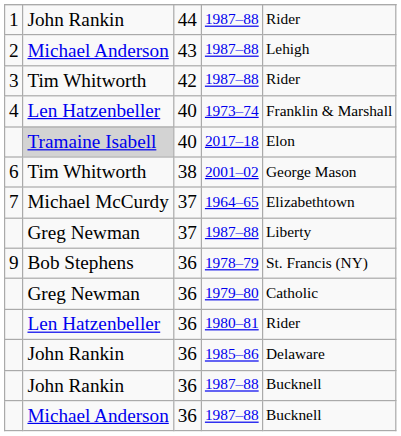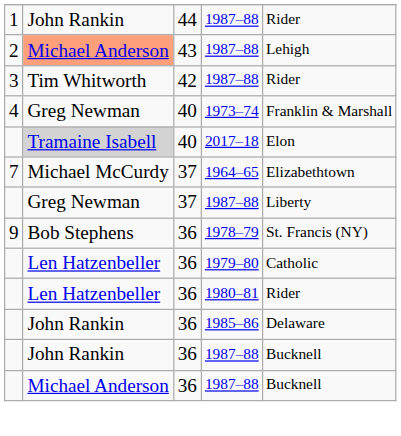(98, 50) no background -> (98, 50) lightsalmon background
(94, 111) Len Hatzenbeller -> (84, 111) Greg Newman
- row: (187, 171)
(84, 293) Greg Newman -> (94, 263) Len Hatzenbeller
